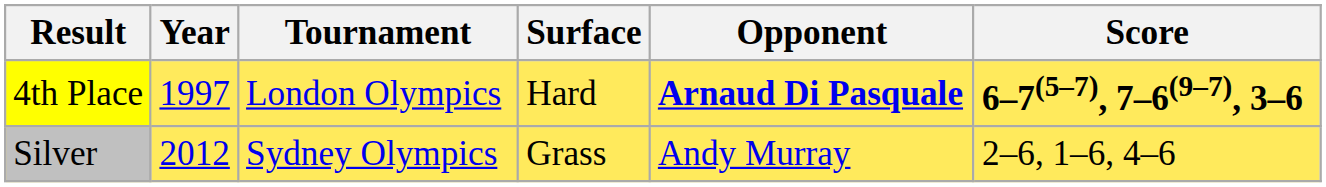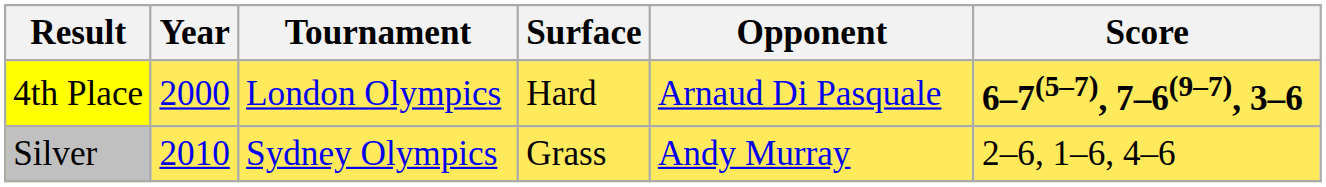(195, 92) 1997 -> (195, 92) 2000
(810, 92) bold -> (800, 92) normal
(195, 153) 2012 -> (195, 153) 2010
